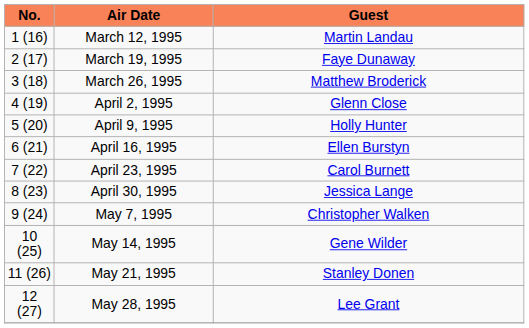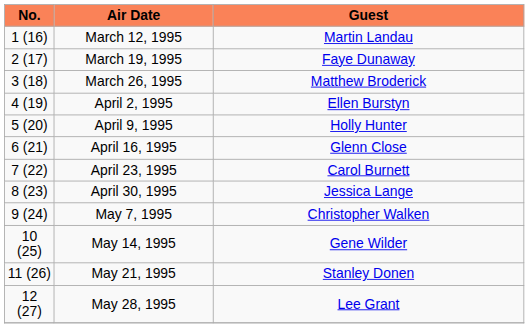(368, 103) Glenn Close -> (368, 103) Ellen Burstyn
(368, 147) Ellen Burstyn -> (368, 147) Glenn Close
